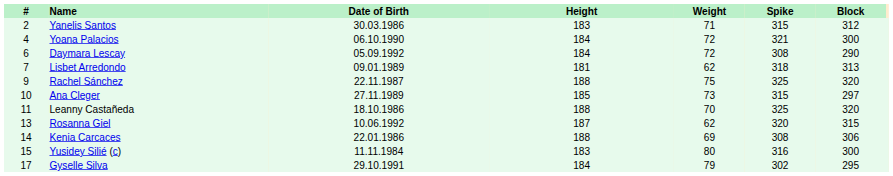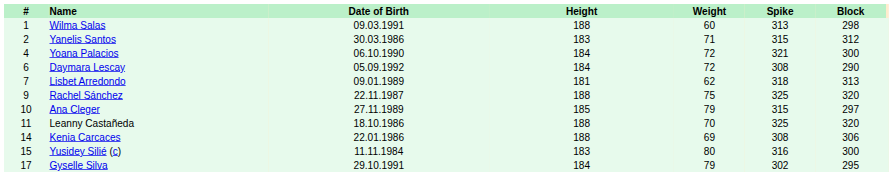+ row: (77, 25)
(709, 95) 73 -> (709, 109) 79
- row: (80, 123)
